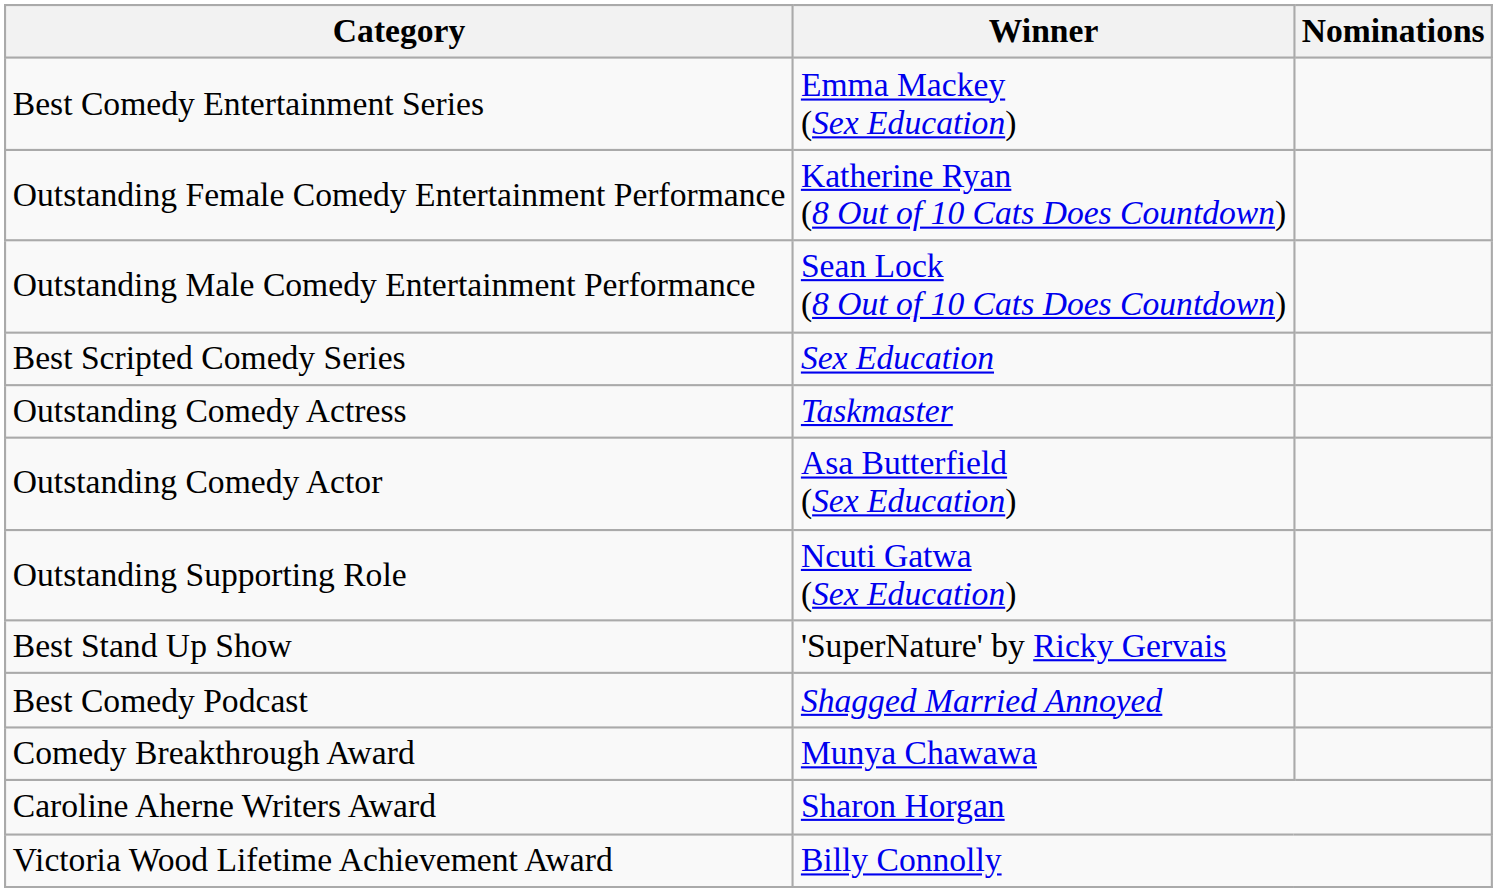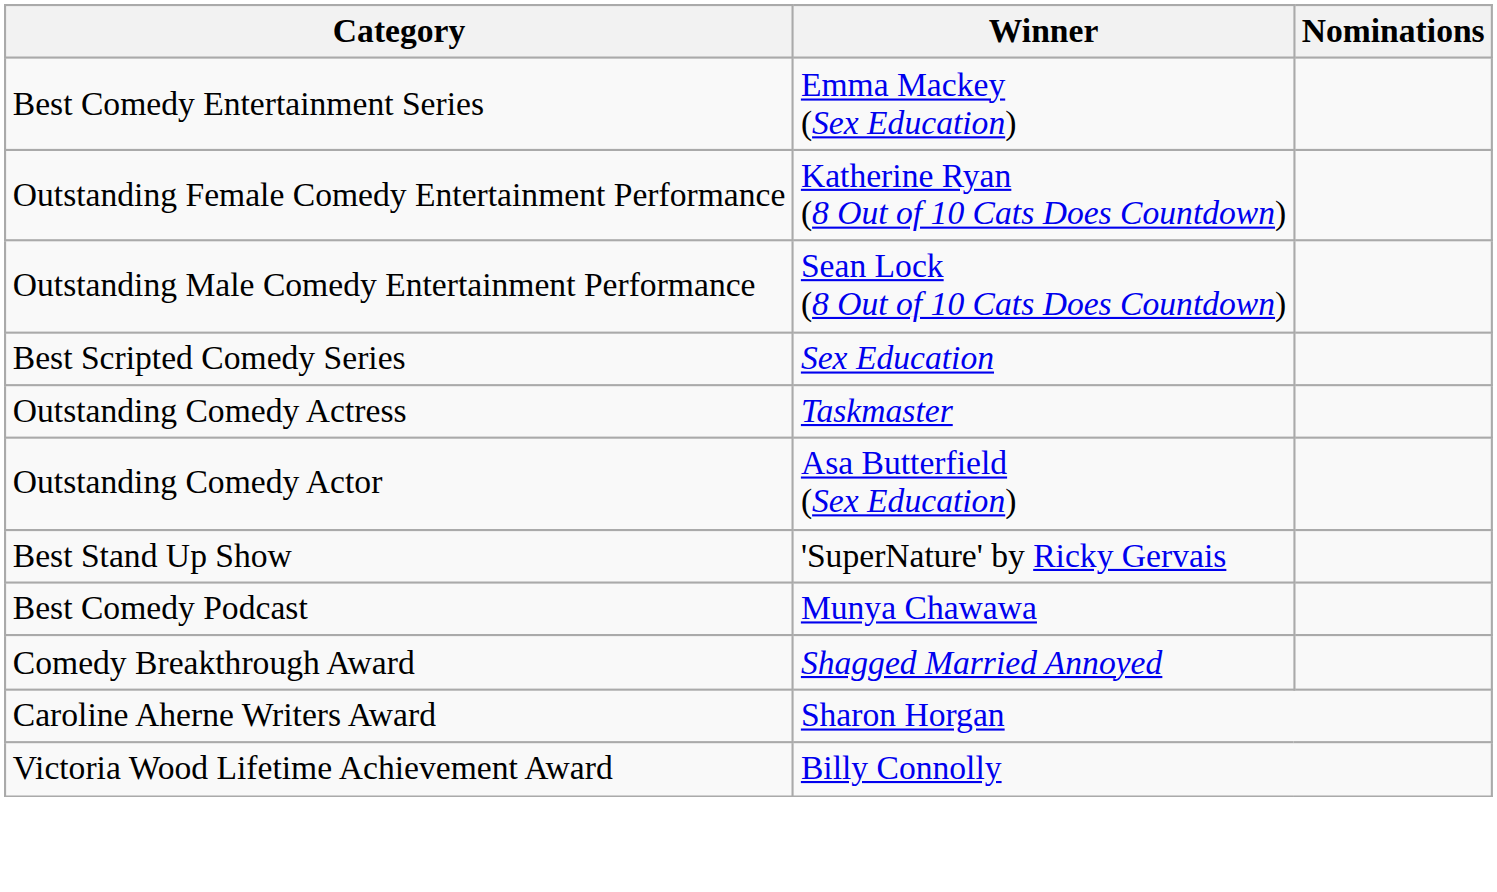- row: (210, 574)
(982, 699) Shagged Married Annoyed -> (919, 608) Munya Chawawa
(919, 753) Munya Chawawa -> (982, 661) Shagged Married Annoyed
